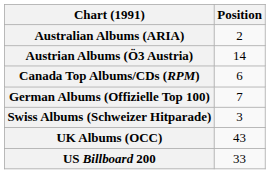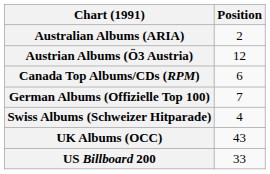(240, 55) 14 -> (240, 55) 12
(240, 117) 3 -> (240, 117) 4
